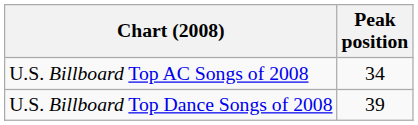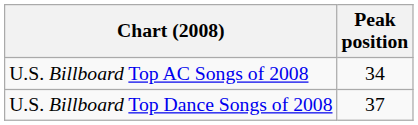(375, 104) 39 -> (375, 104) 37
